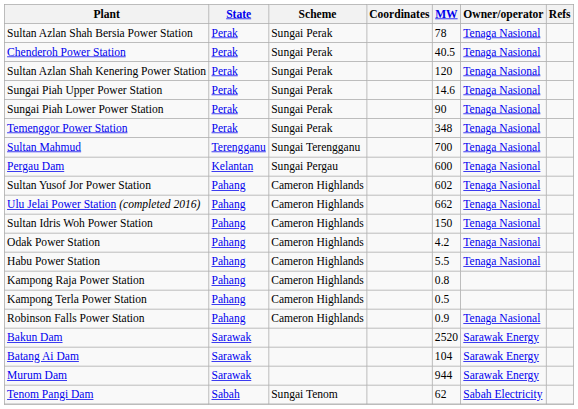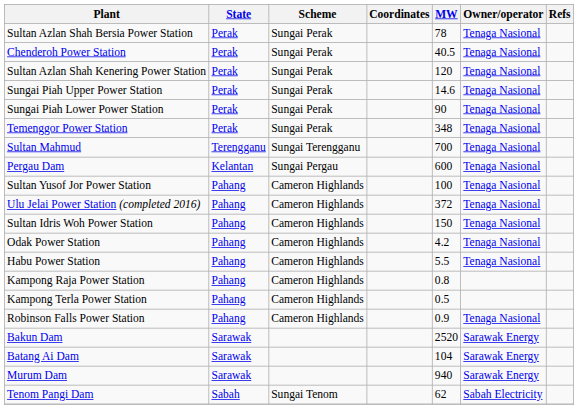(444, 185) 602 -> (444, 185) 100
(444, 204) 662 -> (444, 204) 372
(444, 376) 944 -> (444, 376) 940
